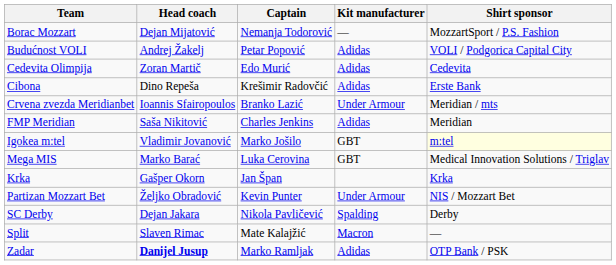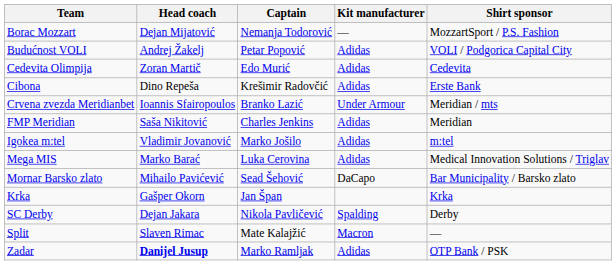(349, 141) GBT -> (354, 141) Adidas
(442, 141) lightyellow background -> (442, 141) no background
(349, 159) GBT -> (354, 159) Adidas
+ row: (55, 178)
- row: (56, 196)
